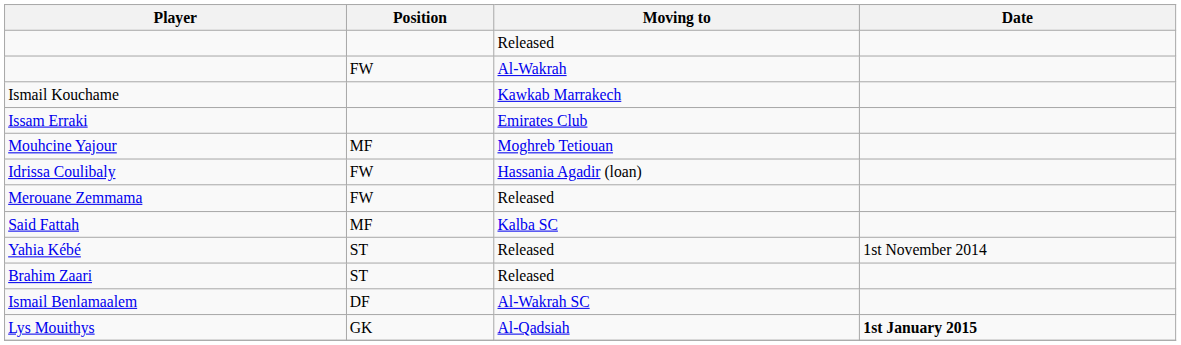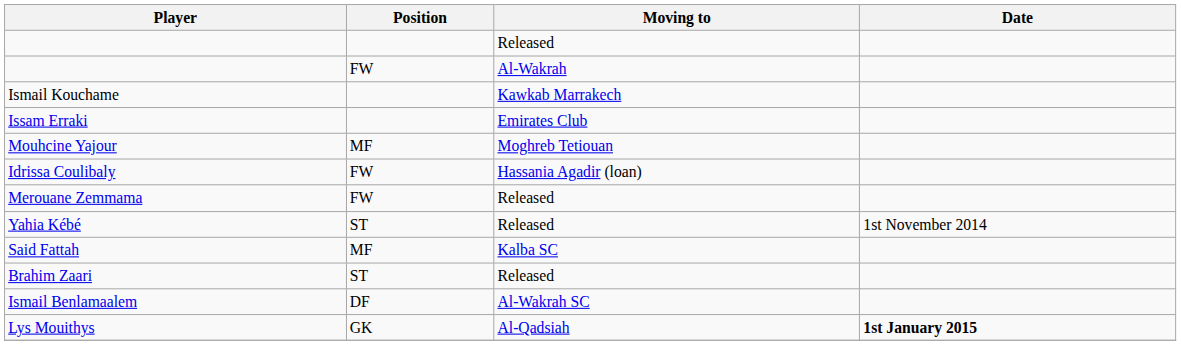rows swapped: (45, 249) <-> (44, 224)
